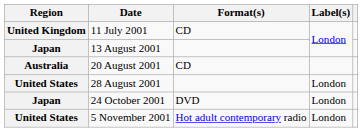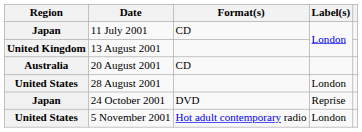(46, 30) United Kingdom -> (46, 30) Japan
(46, 48) Japan -> (46, 48) United Kingdom
(329, 100) London -> (328, 100) Reprise
